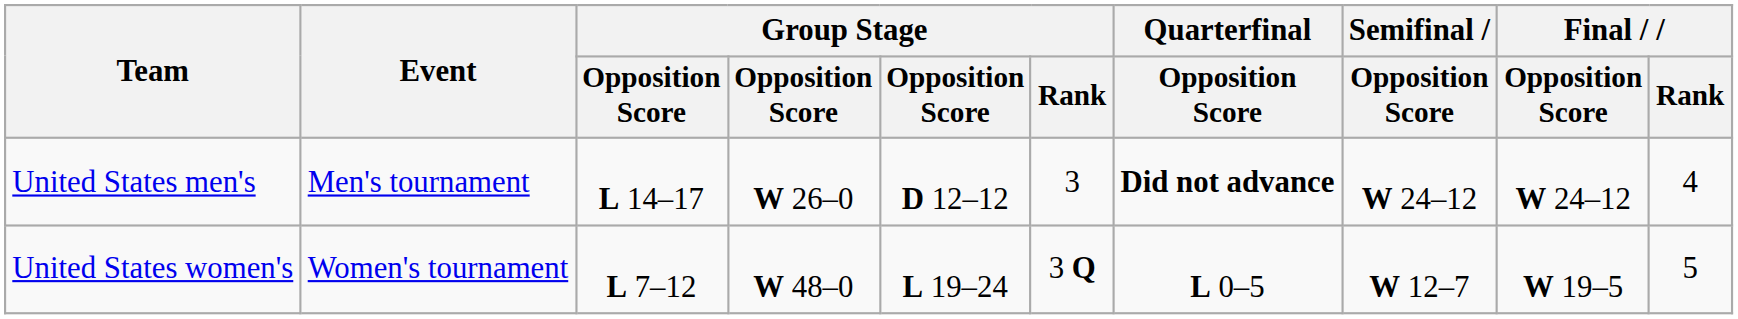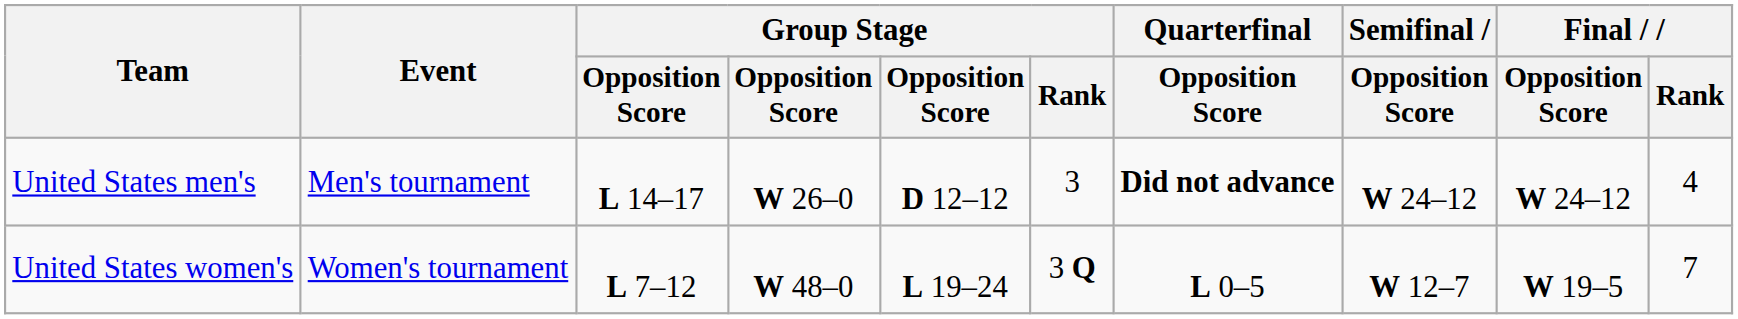(1690, 268) 5 -> (1690, 268) 7
